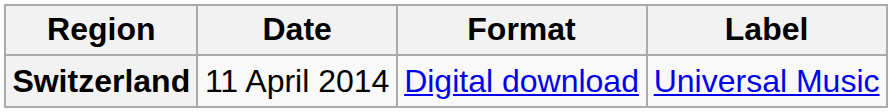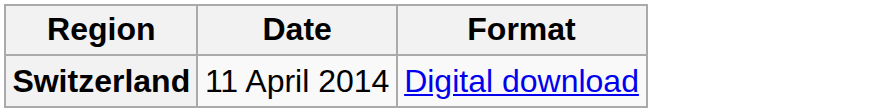- column: (767, 29)
